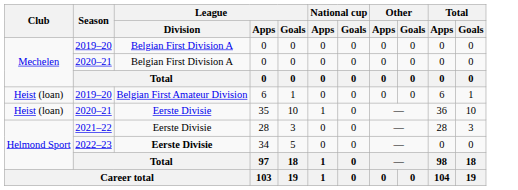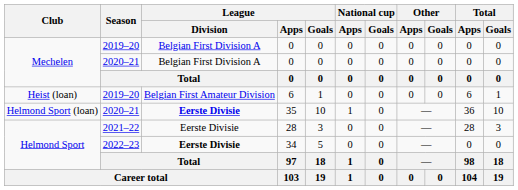(39, 111) Heist (loan) -> (52, 111) Helmond Sport (loan)
(182, 111) normal -> (209, 111) bold
